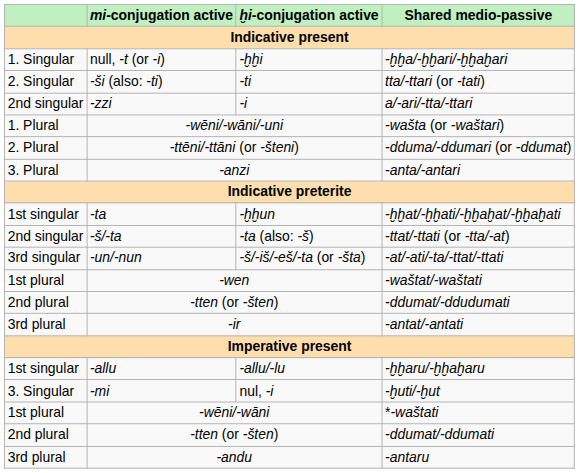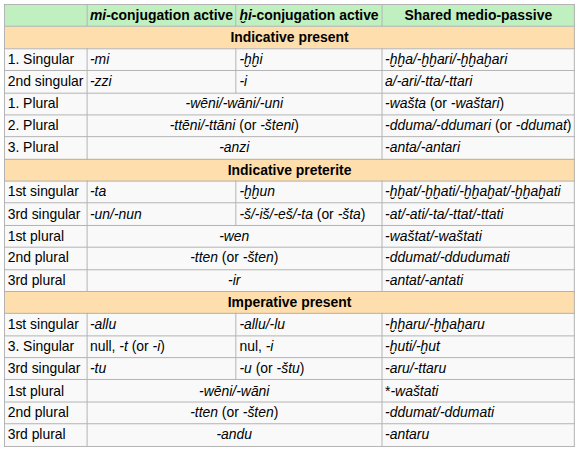(127, 59) null, -t (or -i) -> (100, 59) -mi
- row: (435, 81)
- row: (447, 236)
(100, 390) -mi -> (127, 346) null, -t (or -i)
+ row: (416, 368)
